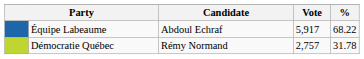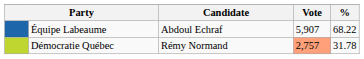(308, 29) 5,917 -> (308, 29) 5,907
(308, 45) no background -> (308, 45) lightsalmon background
